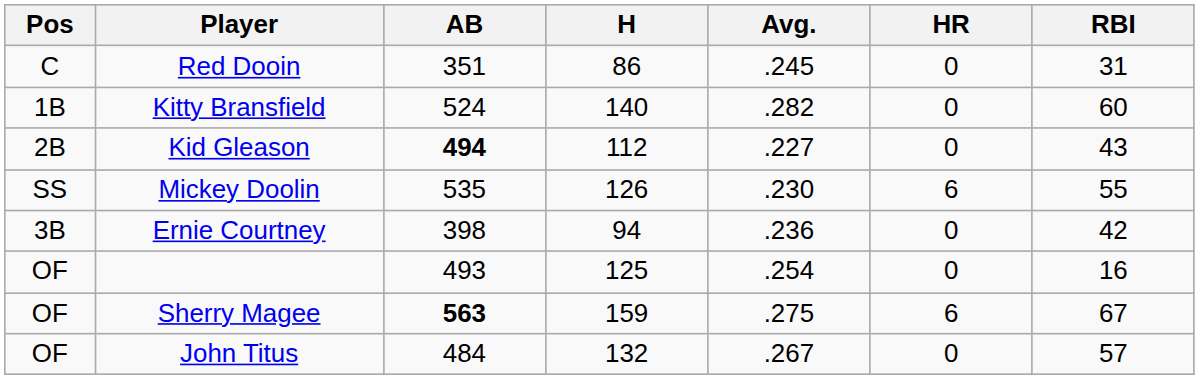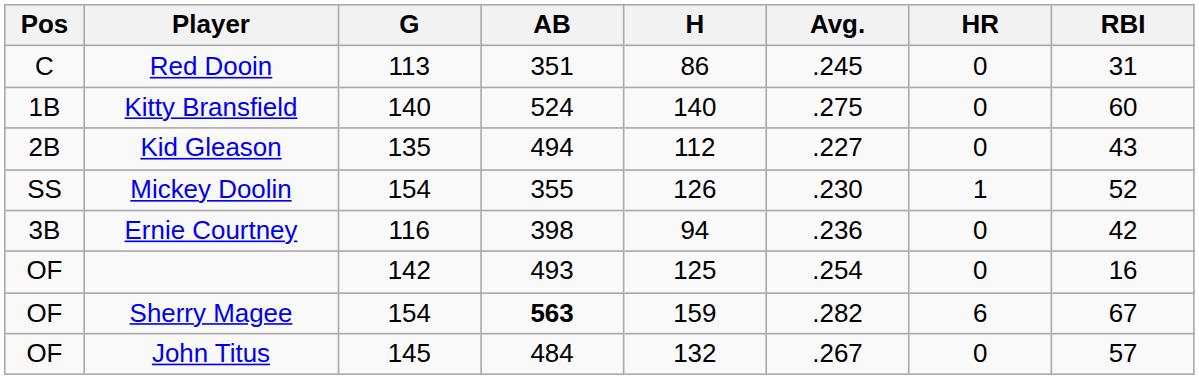+ column: (409, 25)
(789, 107) .282 -> (838, 107) .275
(464, 148) bold -> (552, 148) normal
(464, 189) 535 -> (552, 189) 355
(951, 189) 6 -> (980, 189) 1
(1113, 189) 55 -> (1123, 189) 52
(789, 312) .275 -> (838, 312) .282
